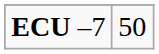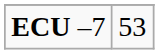(132, 26) 50 -> (132, 26) 53
